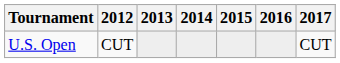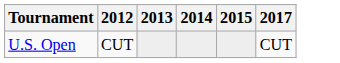- column: (276, 17)
